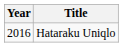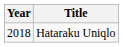(19, 32) 2016 -> (19, 32) 2018
